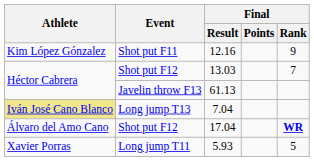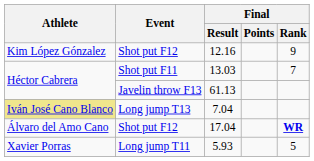(148, 52) Shot put F11 -> (148, 52) Shot put F12
(148, 71) Shot put F12 -> (148, 71) Shot put F11
